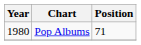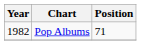(18, 31) 1980 -> (18, 31) 1982
